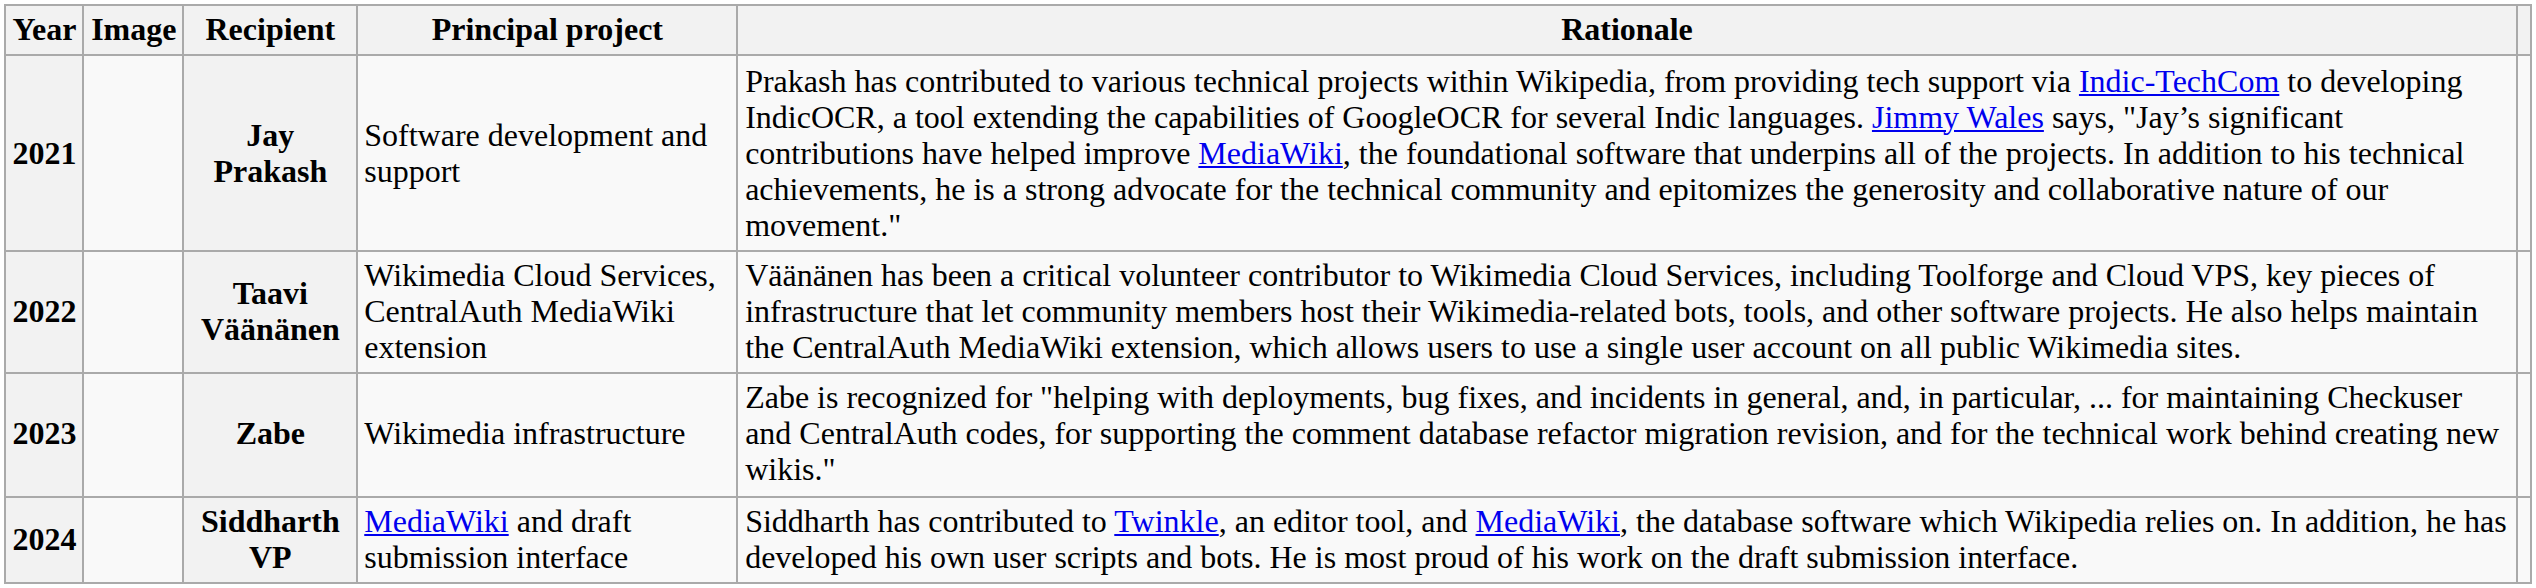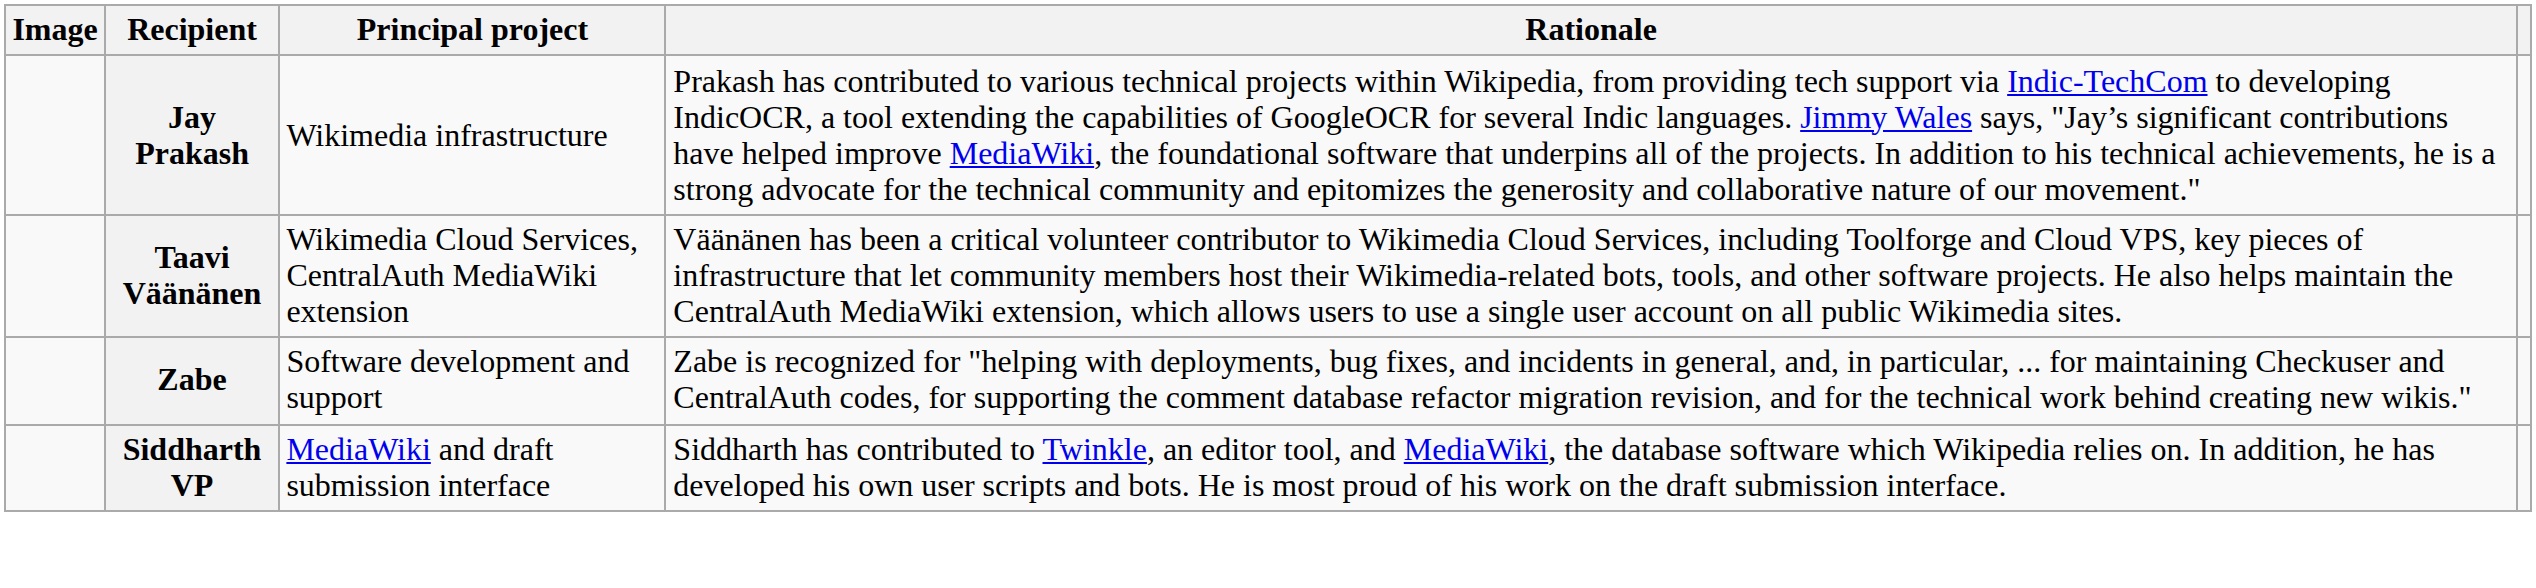- column: (44, 29)
(536, 152) Software development and support -> (447, 134) Wikimedia infrastructure
(525, 434) Wikimedia infrastructure -> (458, 380) Software development and support
